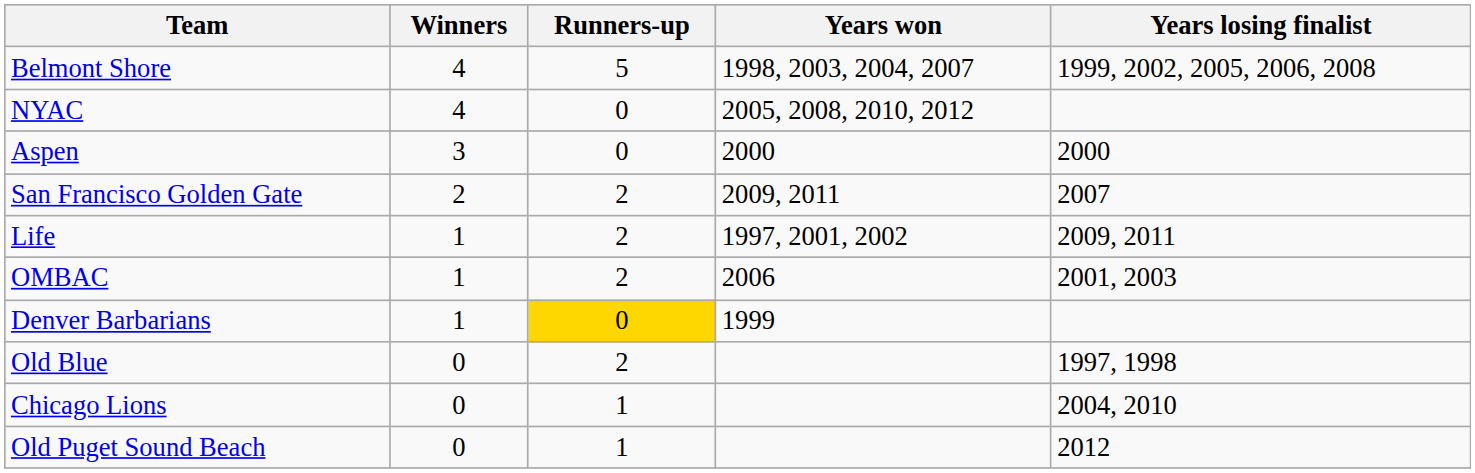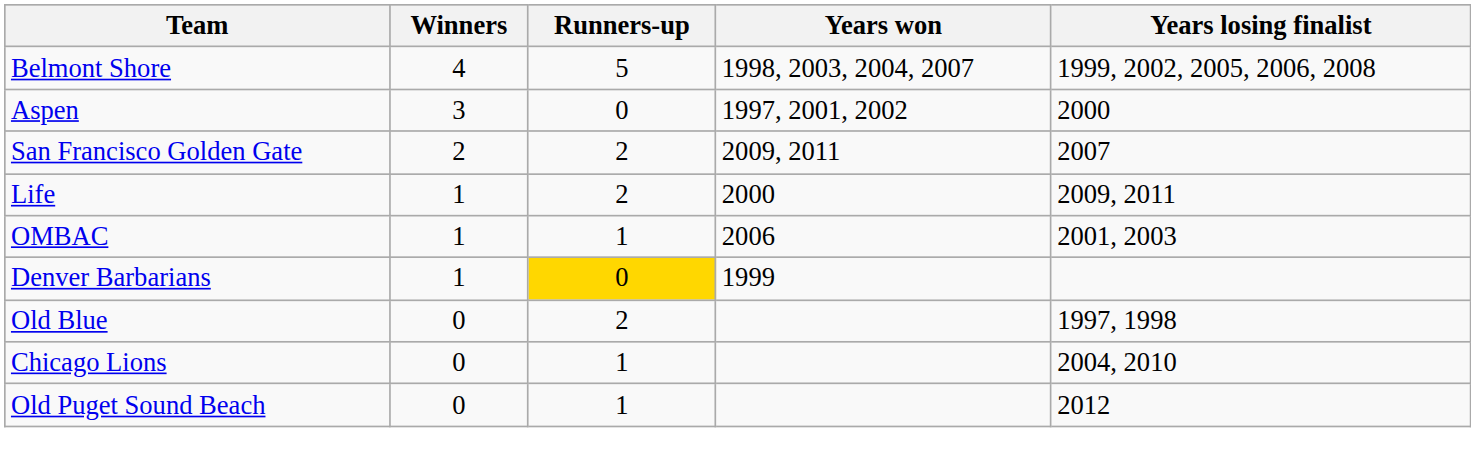- row: (47, 109)
(748, 151) 2000 -> (815, 109) 1997, 2001, 2002
(815, 236) 1997, 2001, 2002 -> (748, 194) 2000
(622, 278) 2 -> (622, 236) 1
